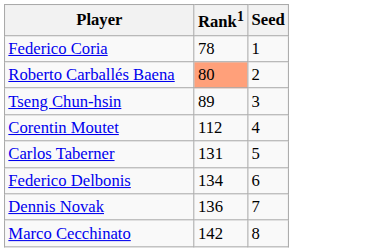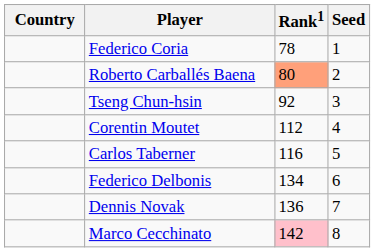+ column: (45, 19)
(206, 101) 89 -> (287, 101) 92
(211, 154) 131 -> (291, 154) 116
(211, 233) no background -> (291, 233) pink background
